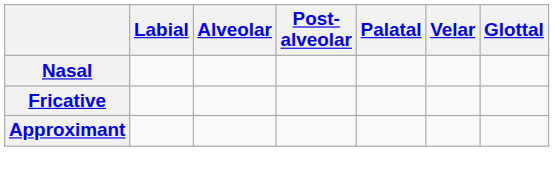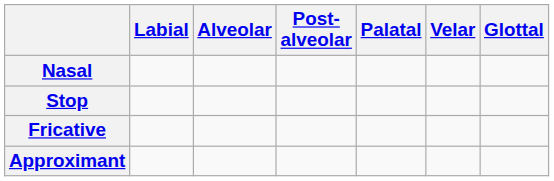+ row: (67, 100)
